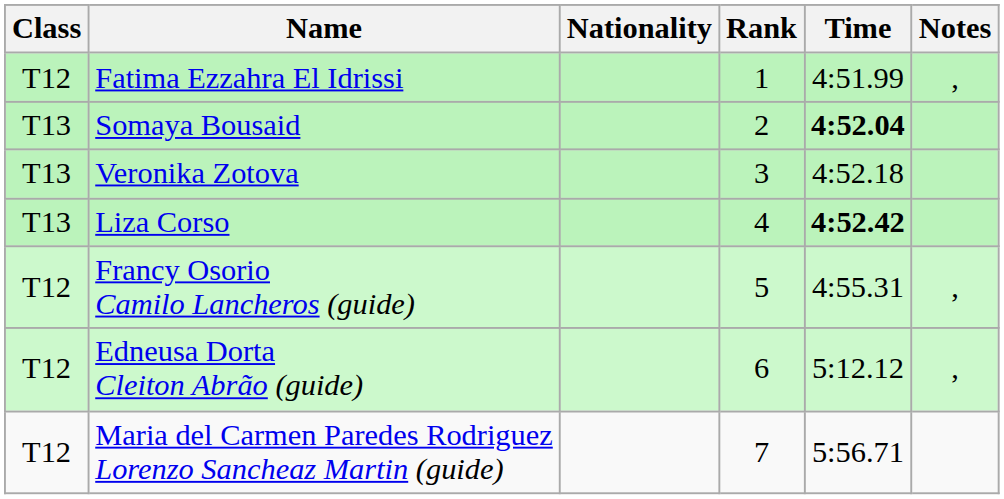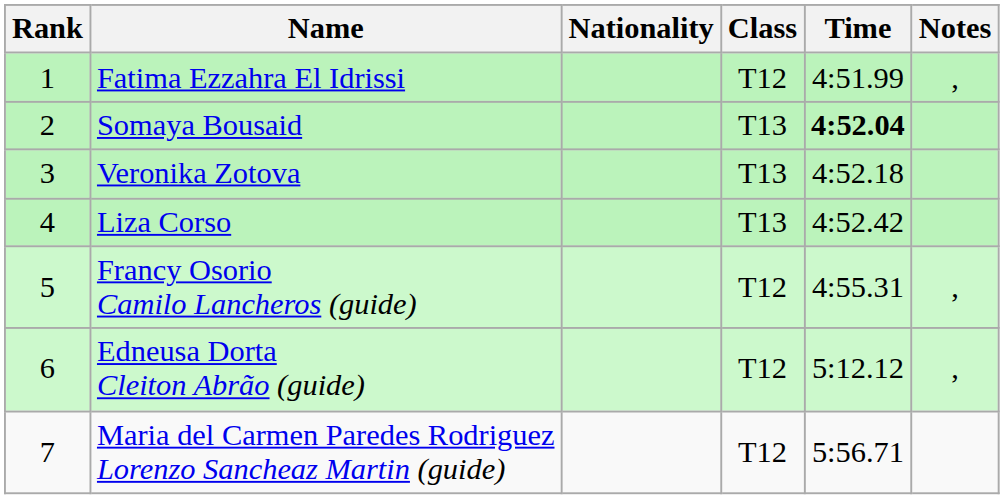columns swapped: (762, 28) <-> (47, 28)
(858, 221) bold -> (858, 221) normal
